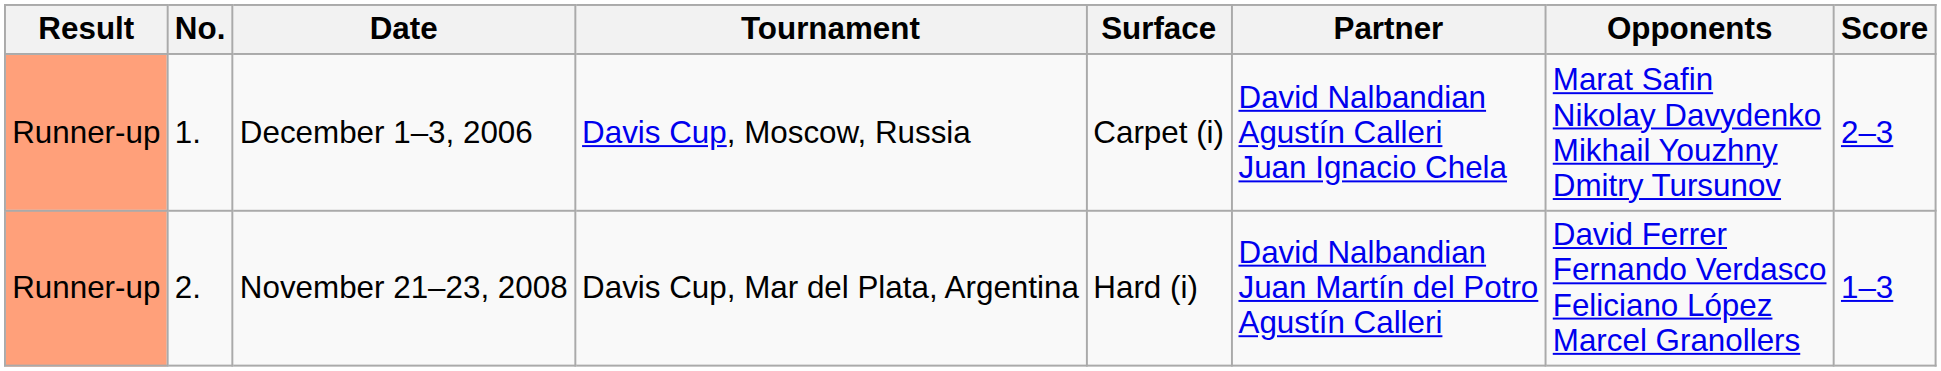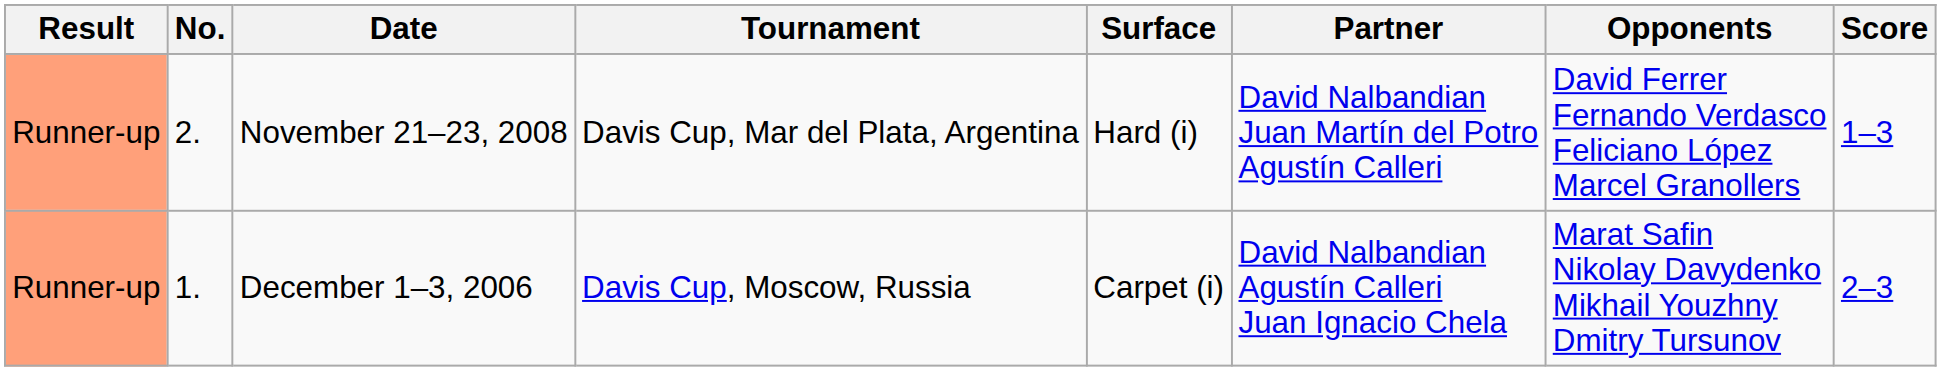rows swapped: (386, 132) <-> (404, 287)
